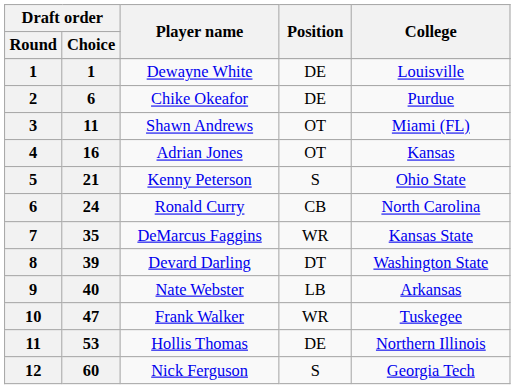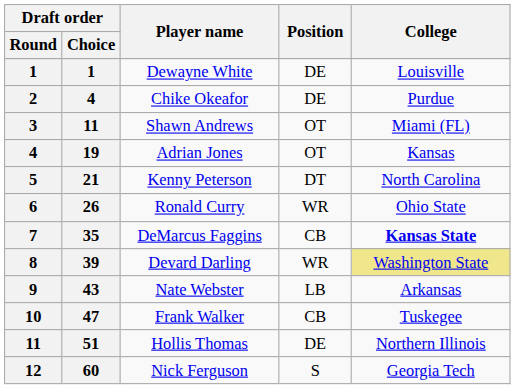(91, 99) 6 -> (91, 99) 4
(91, 153) 16 -> (91, 153) 19
(315, 180) S -> (315, 180) DT
(431, 180) Ohio State -> (431, 180) North Carolina
(91, 207) 24 -> (91, 207) 26
(315, 207) CB -> (315, 207) WR
(431, 207) North Carolina -> (431, 207) Ohio State
(315, 234) WR -> (315, 234) CB
(431, 234) normal -> (431, 234) bold
(315, 261) DT -> (315, 261) WR
(431, 261) no background -> (431, 261) khaki background
(91, 288) 40 -> (91, 288) 43
(315, 315) WR -> (315, 315) CB
(91, 343) 53 -> (91, 343) 51
